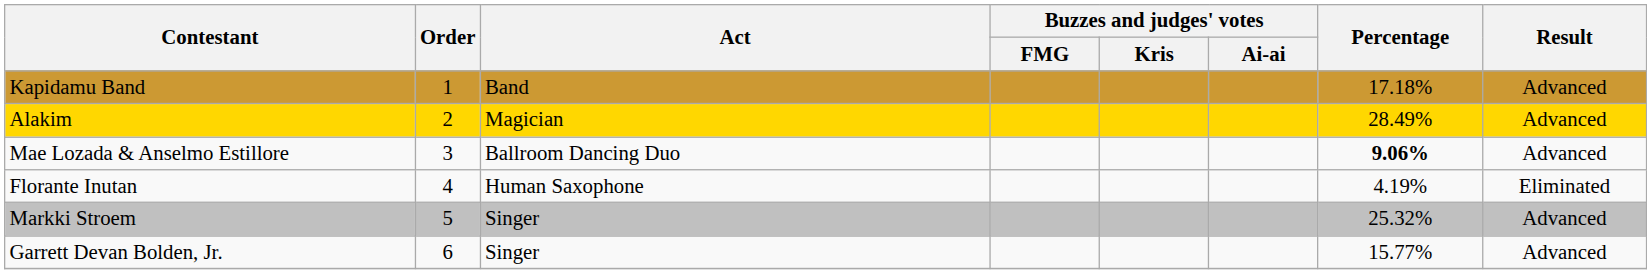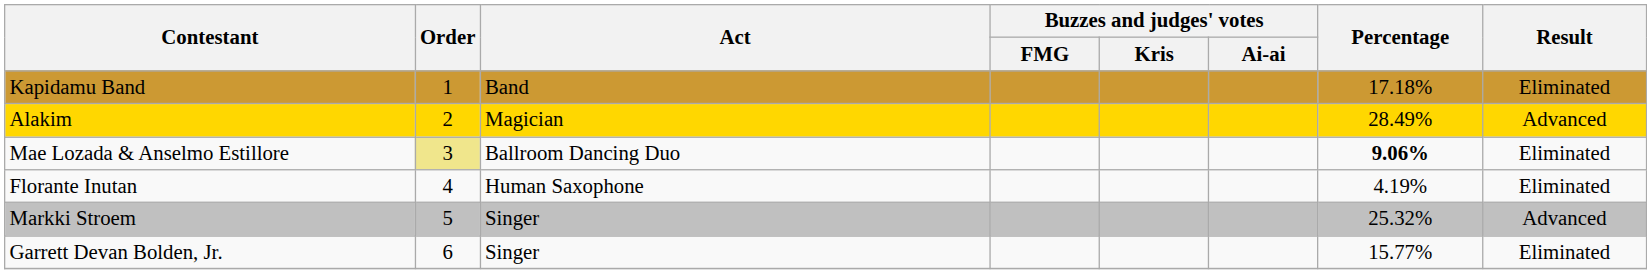(1564, 86) Advanced -> (1564, 86) Eliminated
(448, 152) no background -> (448, 152) khaki background
(1564, 152) Advanced -> (1564, 152) Eliminated
(1564, 251) Advanced -> (1564, 251) Eliminated
